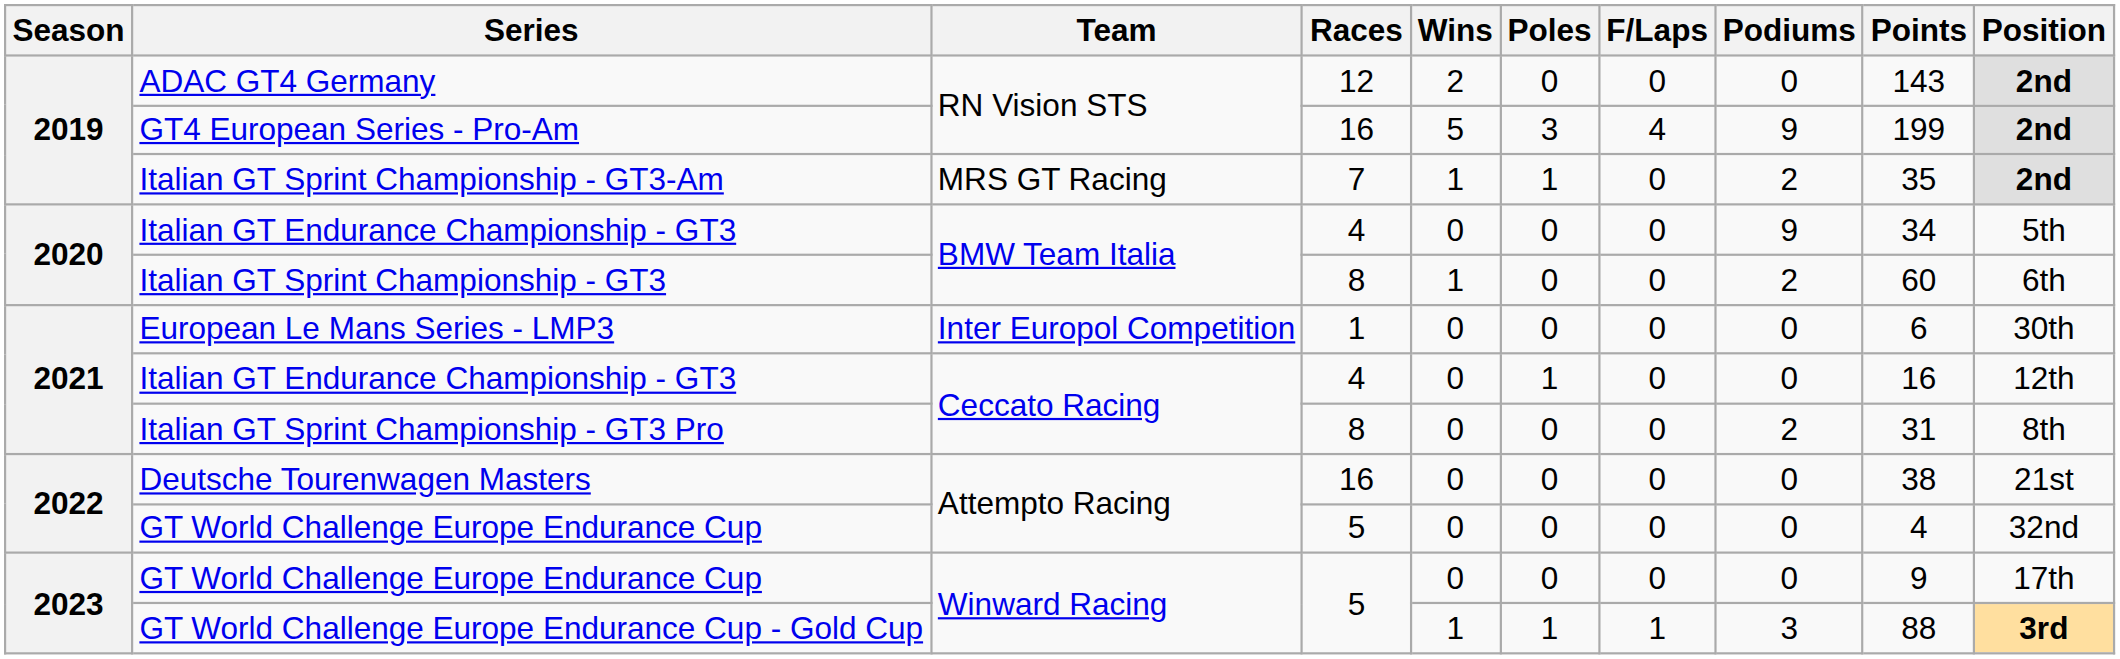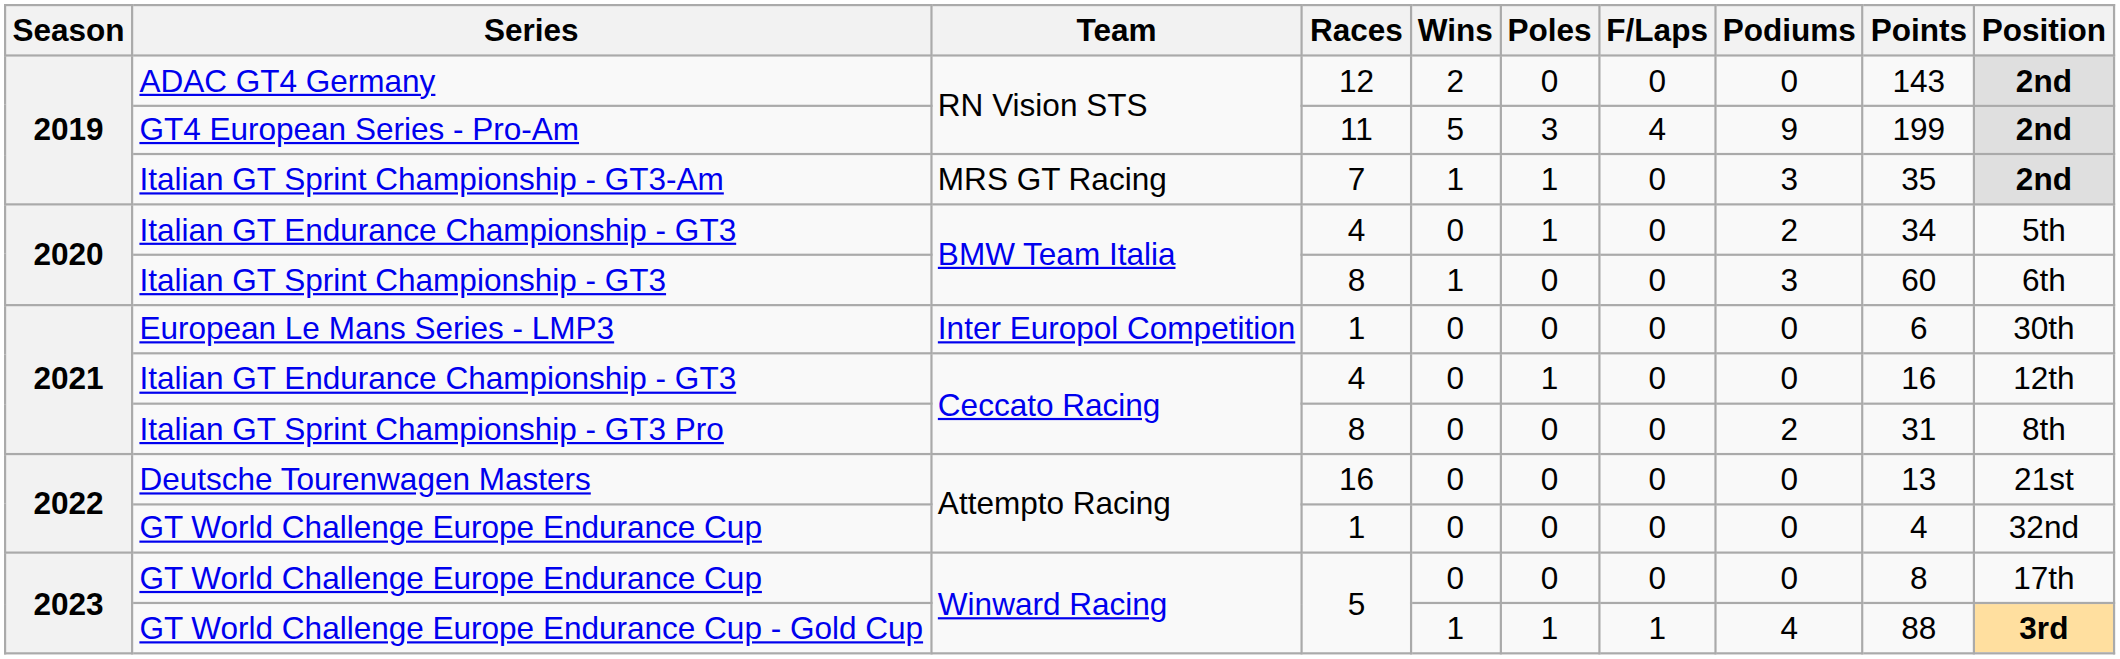(1356, 130) 16 -> (1356, 130) 11
(1789, 180) 2 -> (1789, 180) 3
(1550, 230) 0 -> (1550, 230) 1
(1789, 230) 9 -> (1789, 230) 2
(1789, 280) 2 -> (1789, 280) 3
(1919, 479) 38 -> (1919, 479) 13
(1356, 529) 5 -> (1356, 529) 1
(1919, 578) 9 -> (1919, 578) 8
(1789, 628) 3 -> (1789, 628) 4
